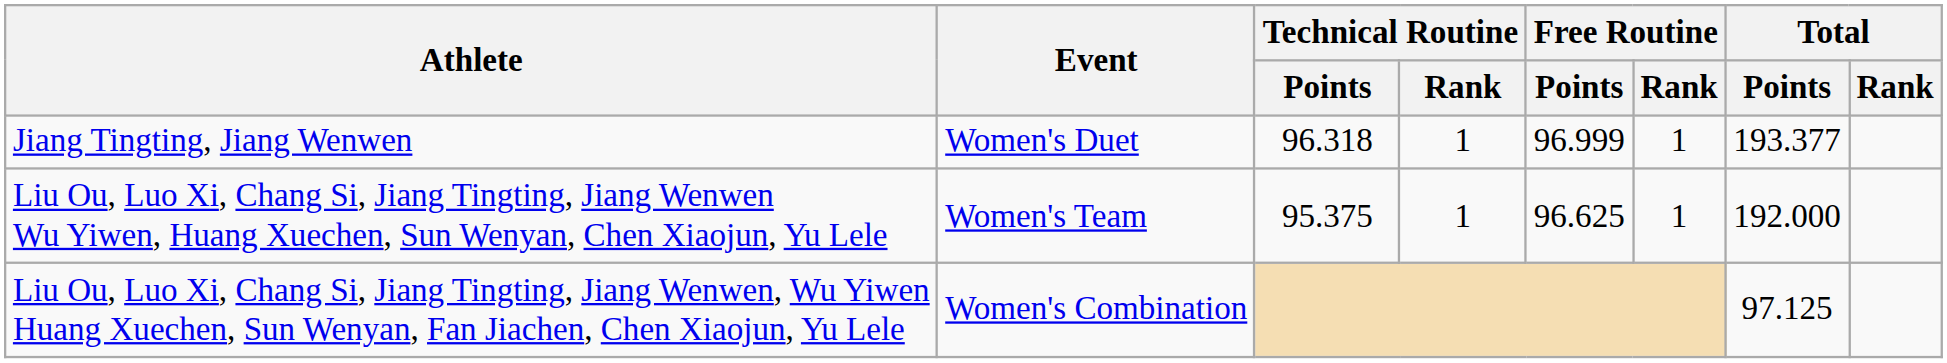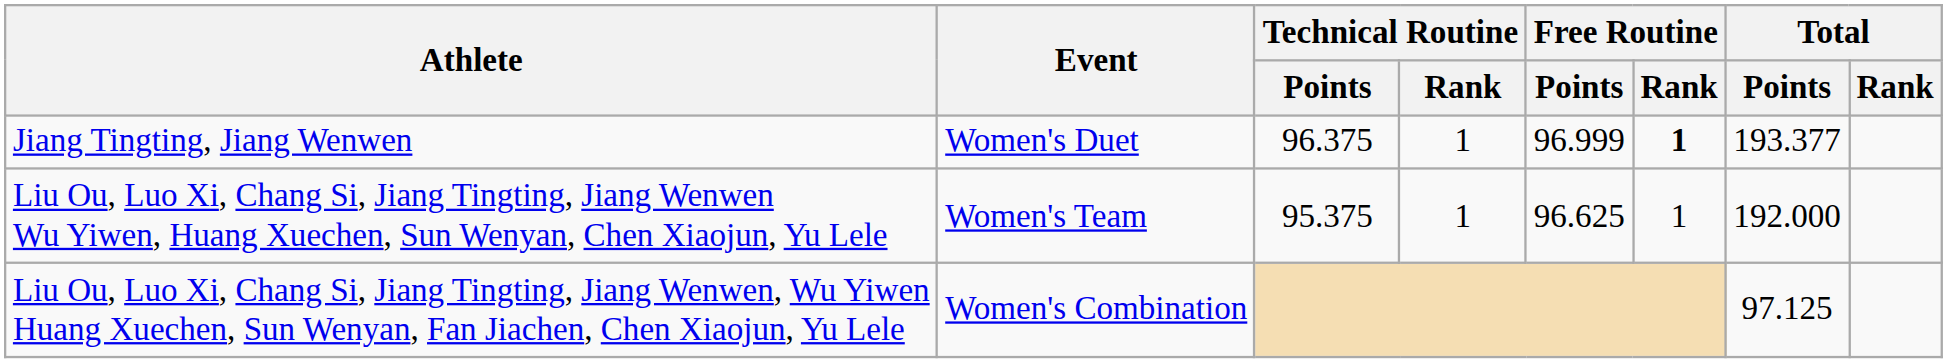(1327, 141) 96.318 -> (1327, 141) 96.375
(1679, 141) normal -> (1679, 141) bold
